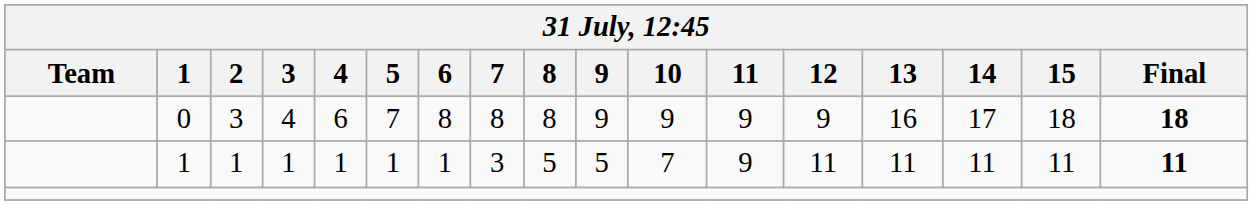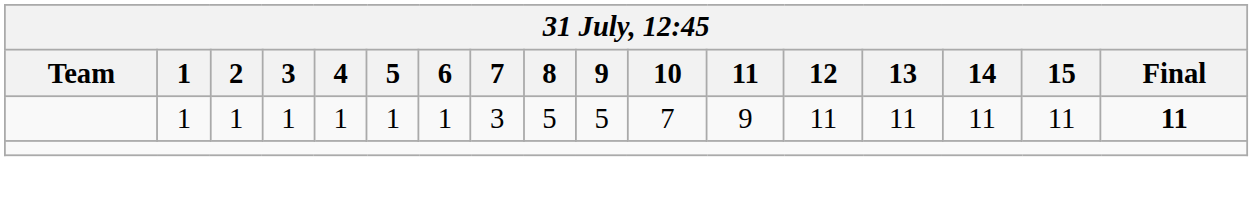- row: (184, 118)
